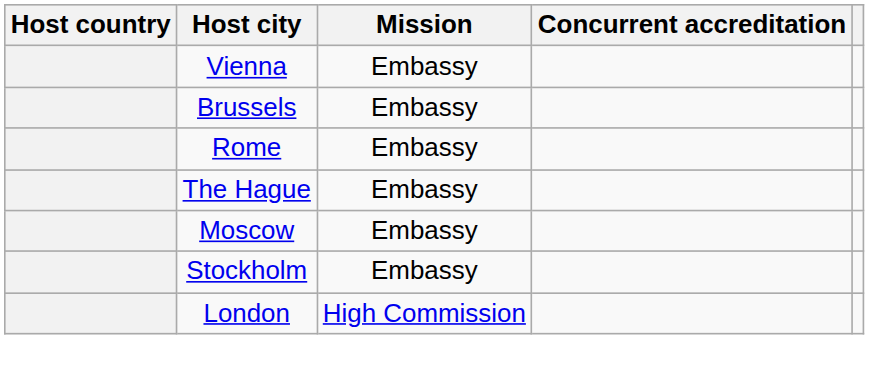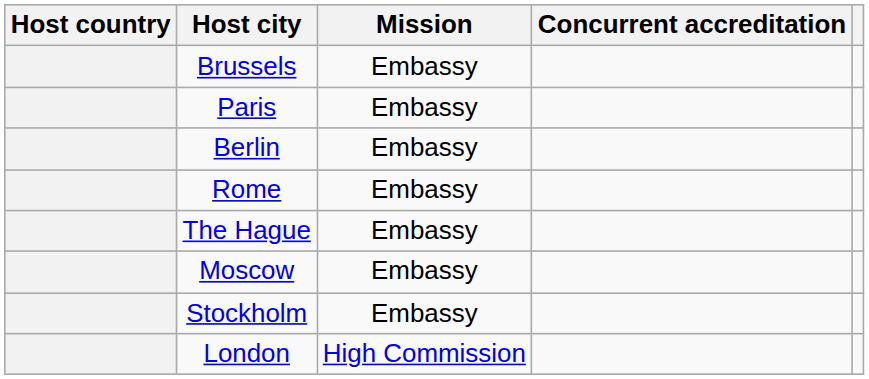- row: (247, 66)
+ row: (247, 107)
+ row: (247, 148)
